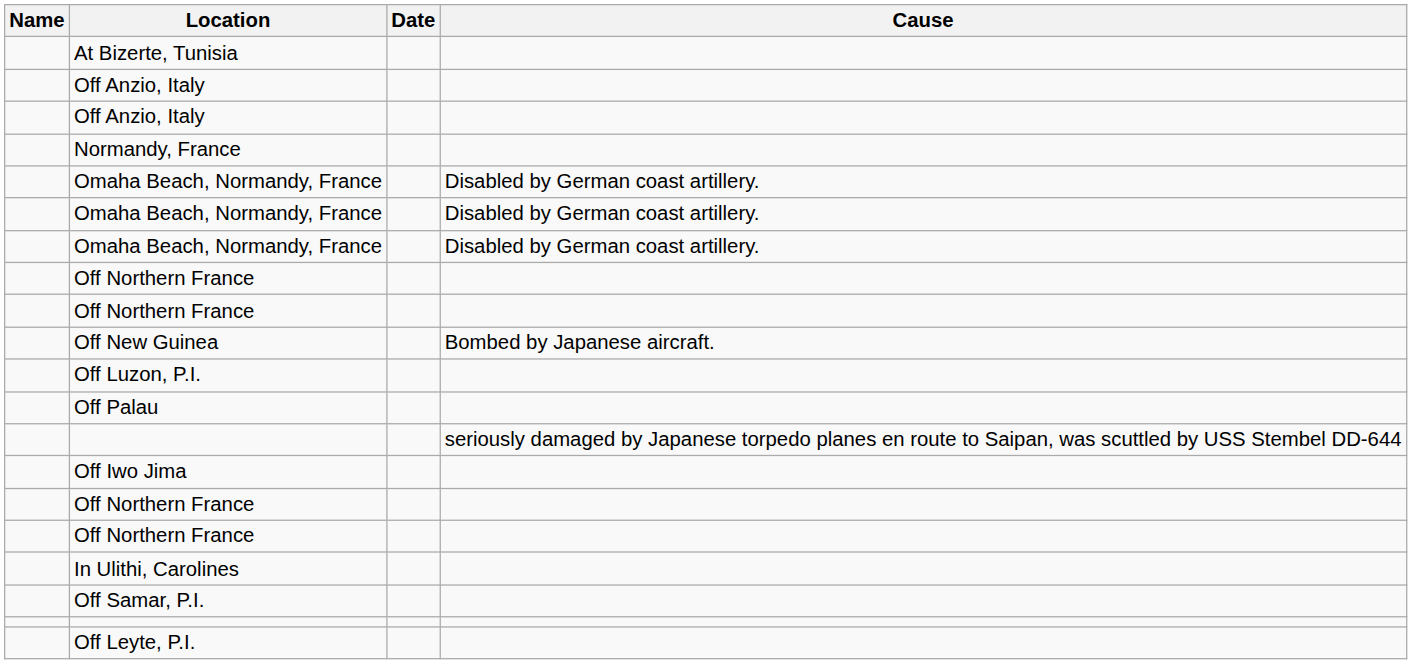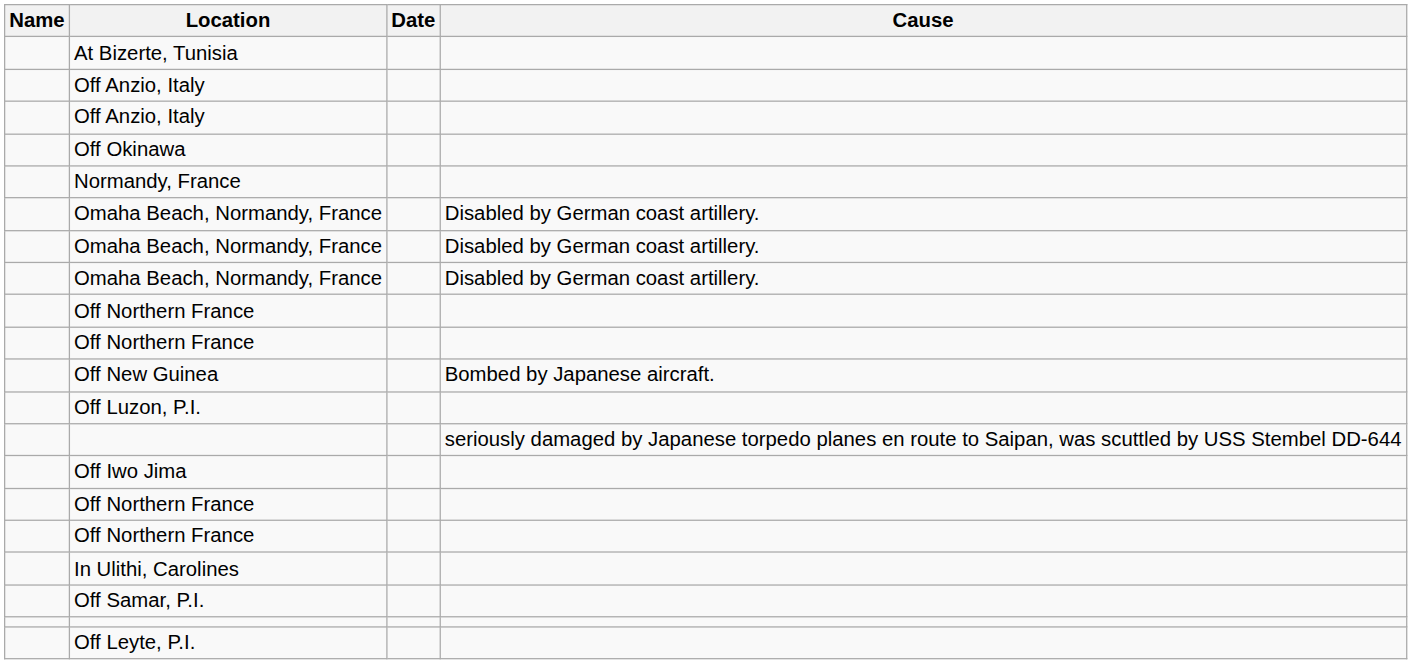+ row: (130, 149)
- row: (116, 407)
